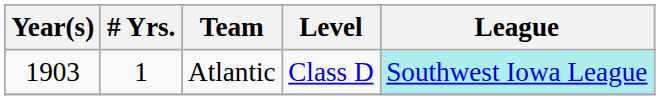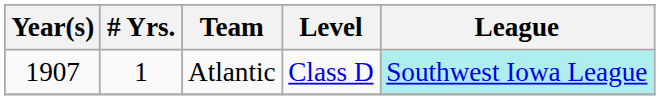(53, 71) 1903 -> (53, 71) 1907
